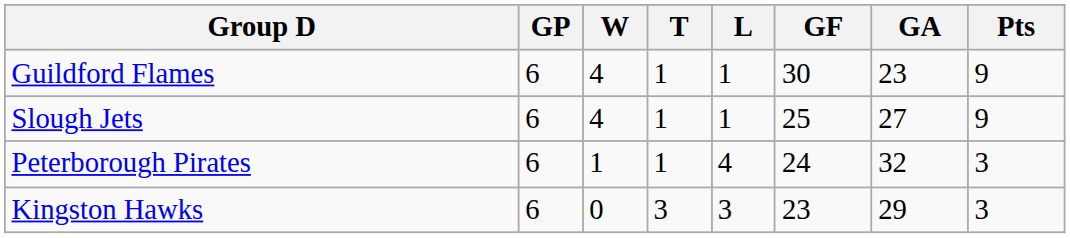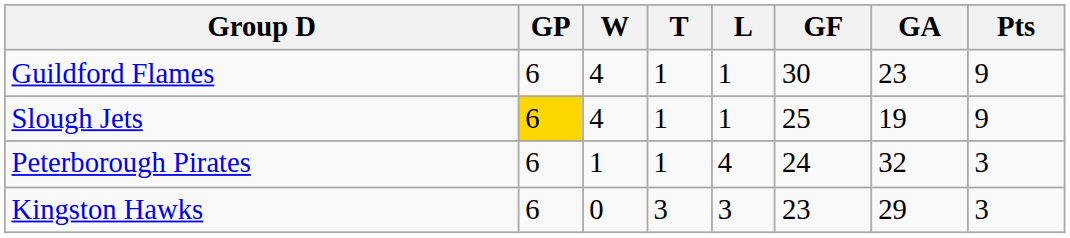(532, 118) no background -> (532, 118) gold background
(893, 118) 27 -> (893, 118) 19
